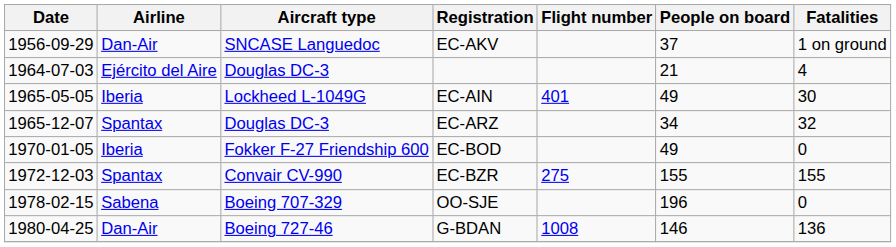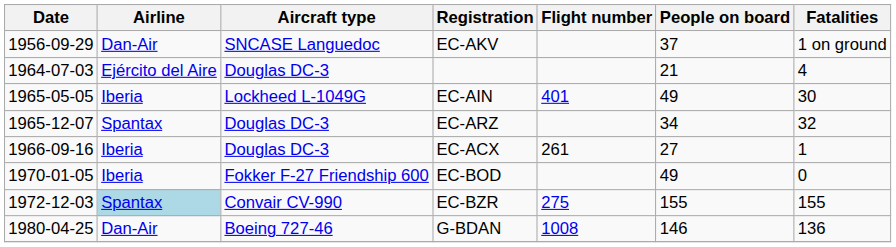+ row: (51, 149)
(132, 176) no background -> (132, 202) lightblue background
- row: (51, 202)
